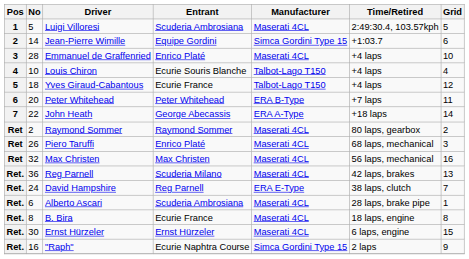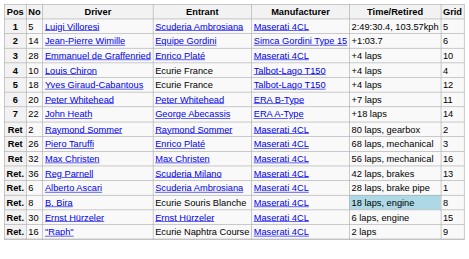(201, 71) Ecurie Souris Blanche -> (184, 71) Ecurie France
- row: (80, 188)
(184, 217) Ecurie France -> (201, 203) Ecurie Souris Blanche
(383, 217) no background -> (383, 203) lightblue background
(300, 247) Simca Gordini Type 15 -> (281, 232) Maserati 4CL
